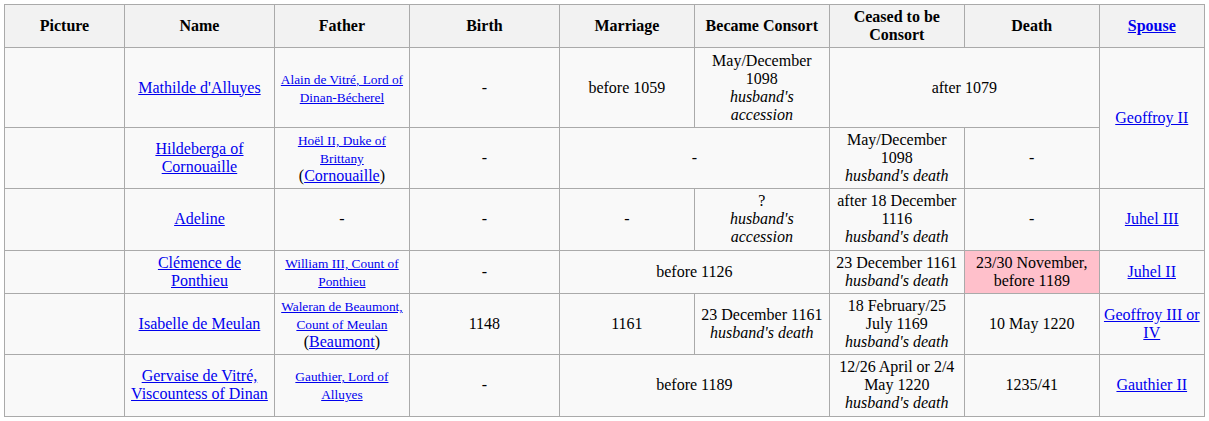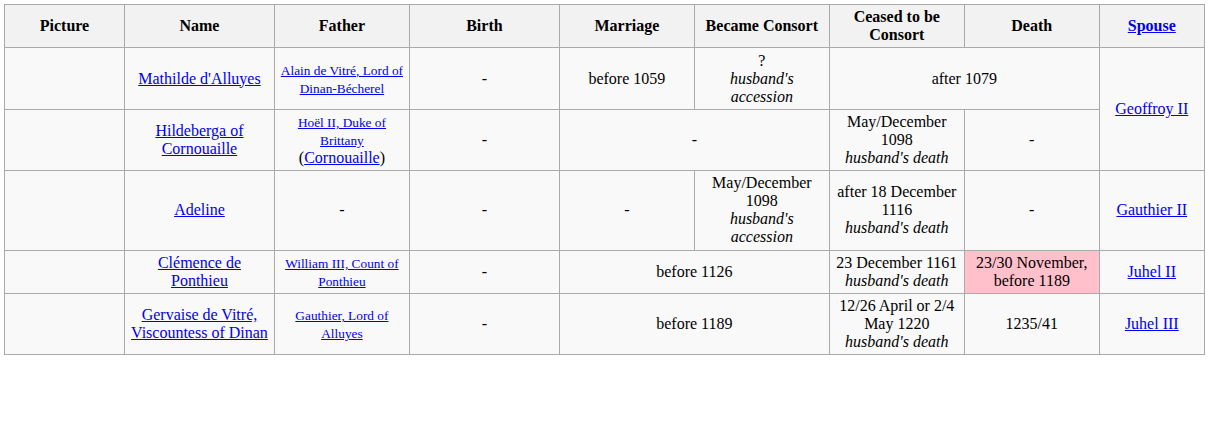(762, 87) May/December 1098 husband's accession -> (762, 78) ? husband's accession
(762, 219) ? husband's accession -> (762, 210) May/December 1098 husband's accession
(1152, 219) Juhel III -> (1152, 210) Gauthier II
- row: (199, 324)
(1152, 385) Gauthier II -> (1152, 324) Juhel III
